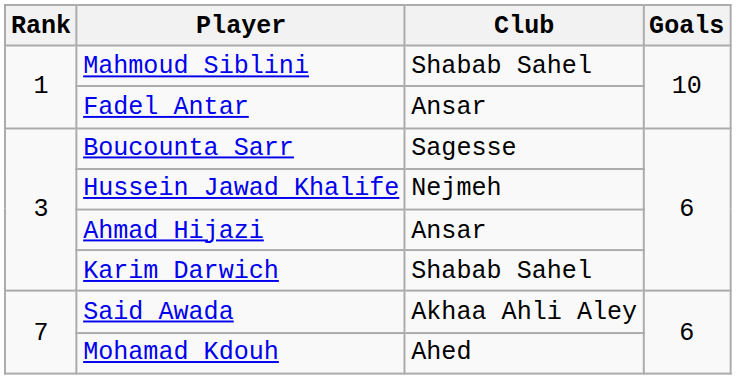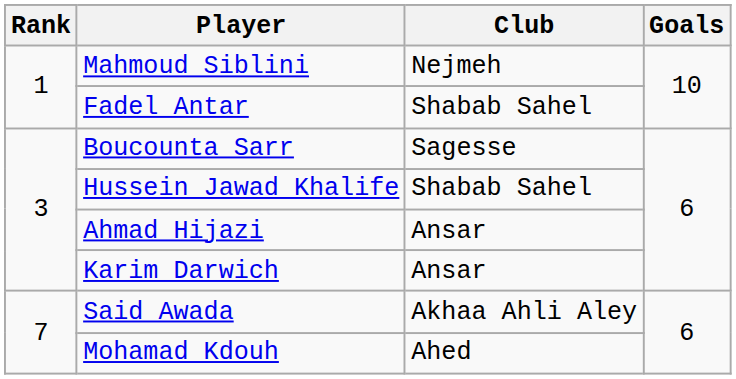(502, 66) Shabab Sahel -> (456, 66) Nejmeh
(449, 107) Ansar -> (502, 107) Shabab Sahel
(456, 189) Nejmeh -> (502, 189) Shabab Sahel
(502, 271) Shabab Sahel -> (449, 271) Ansar
